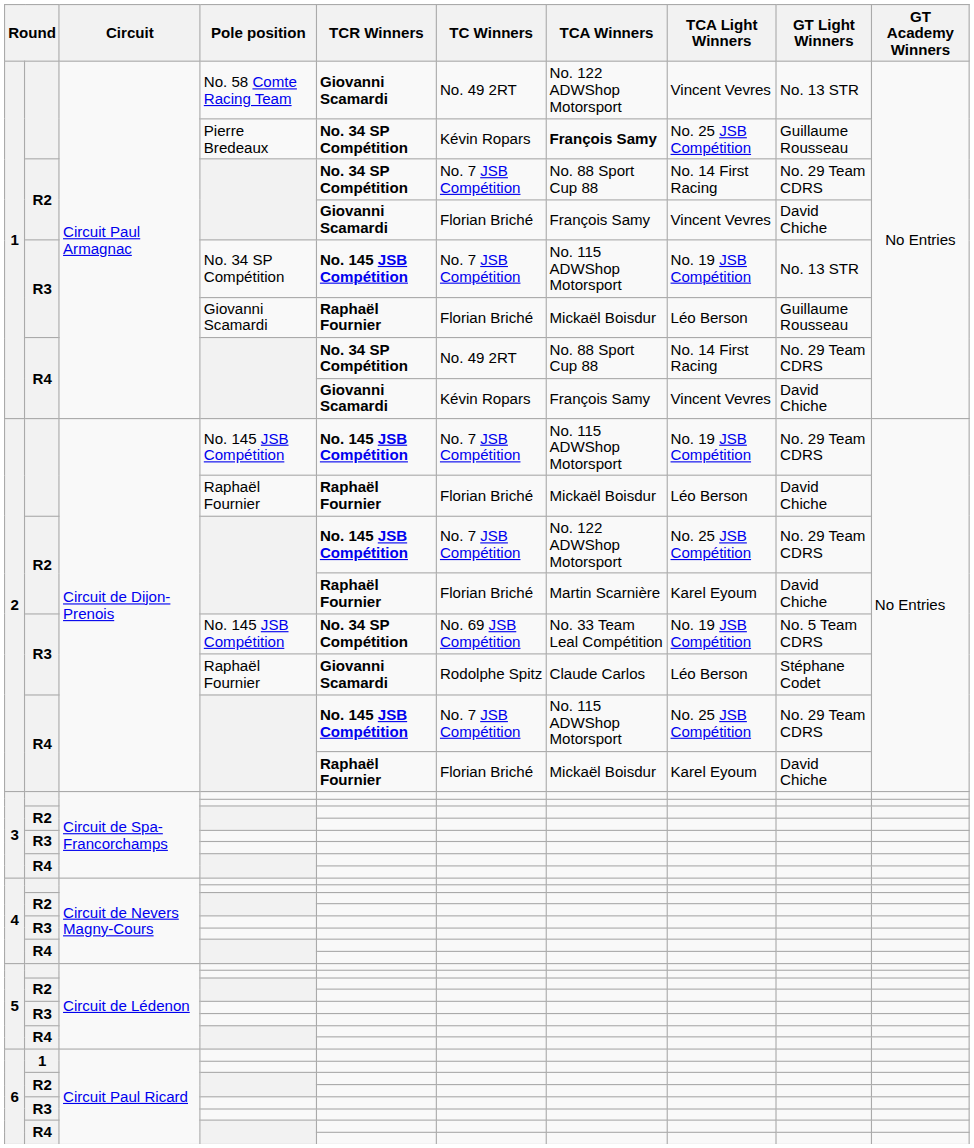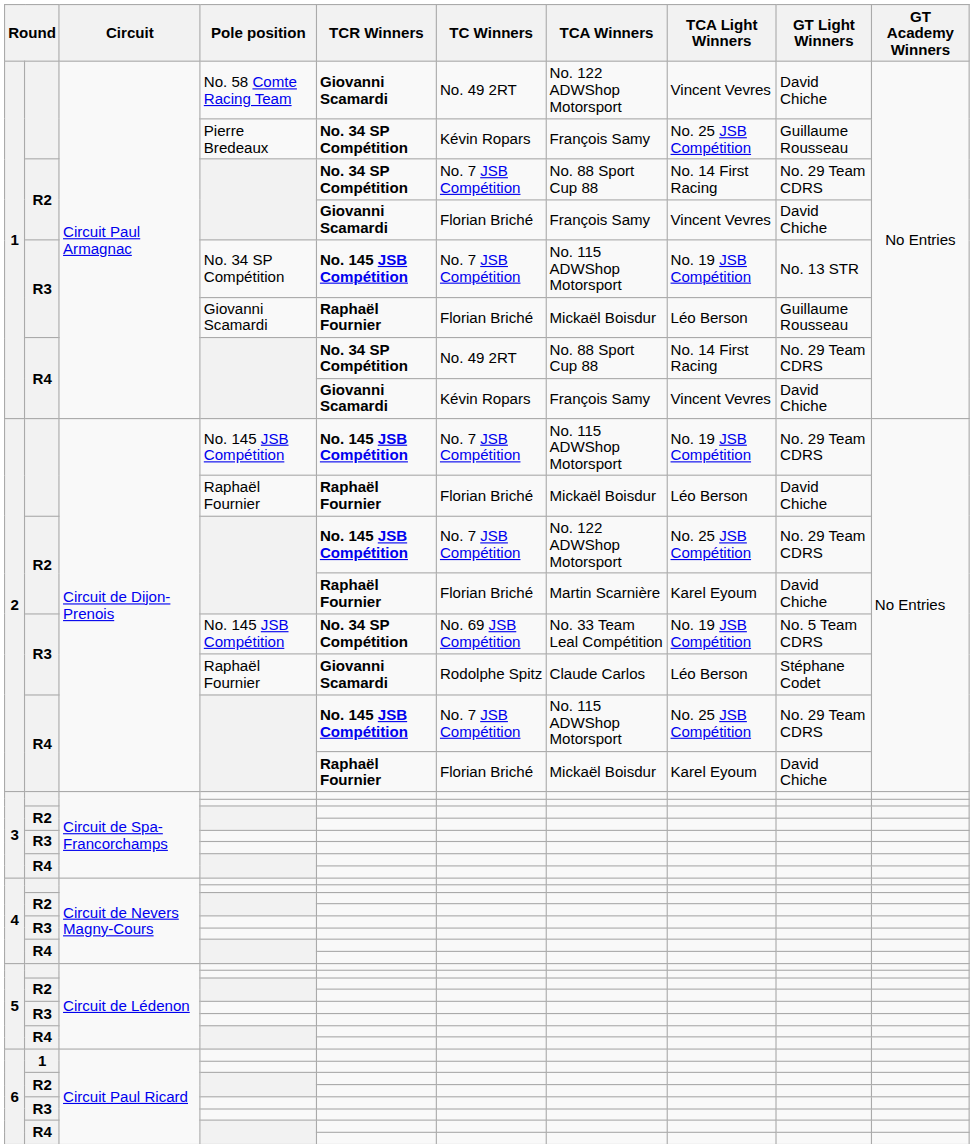(820, 90) No. 13 STR -> (804, 90) David Chiche
(603, 139) bold -> (600, 139) normal
